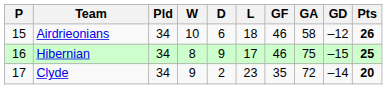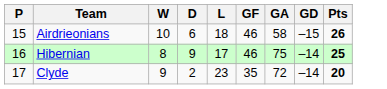- column: (163, 14)
(338, 34) –12 -> (309, 34) –15
(338, 53) –15 -> (309, 53) –14
